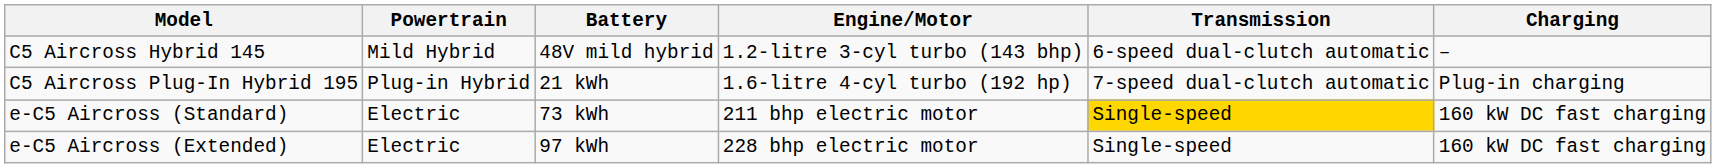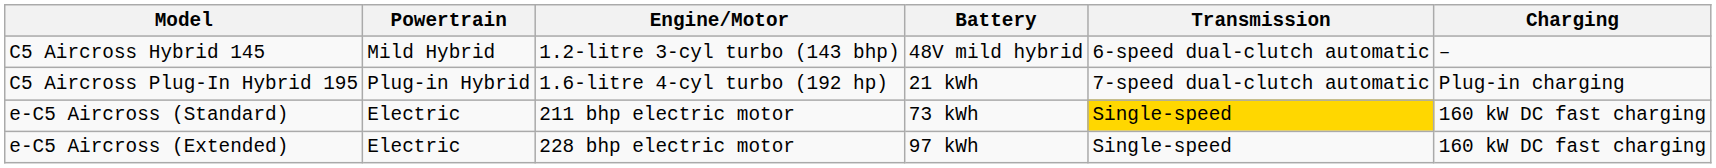columns swapped: (903, 21) <-> (626, 21)
